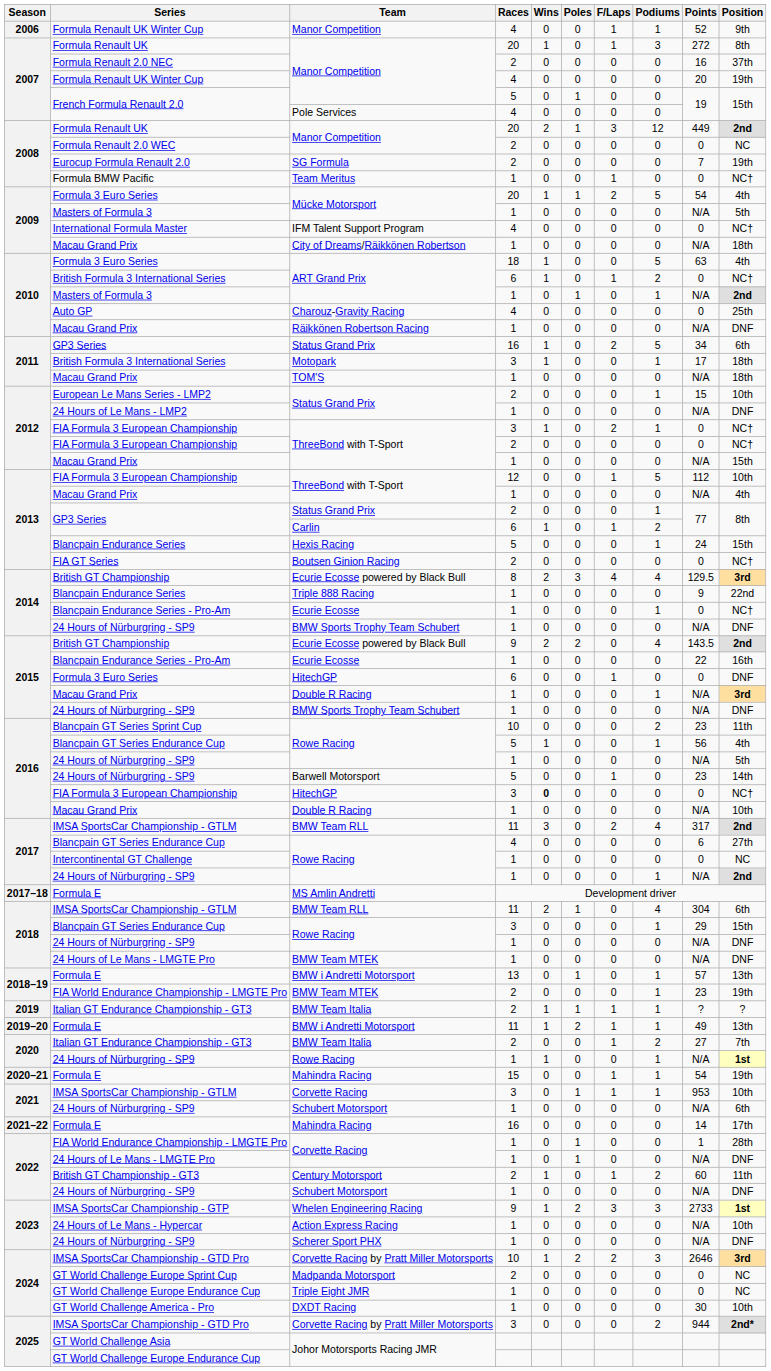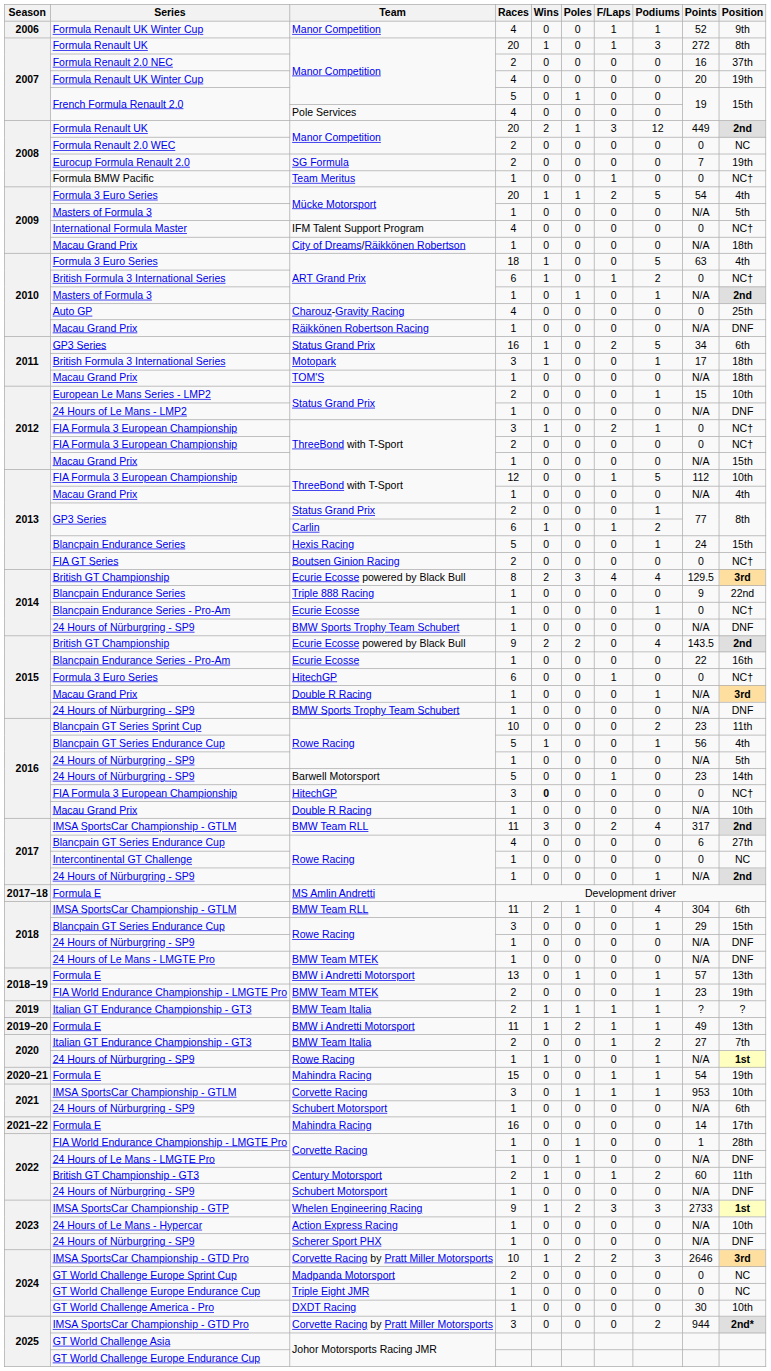(743, 677) DNF -> (743, 677) NC†
